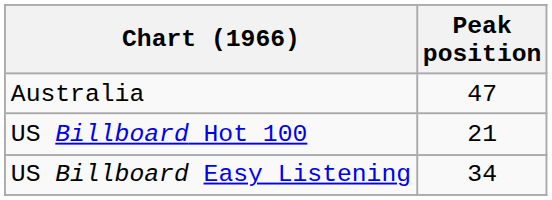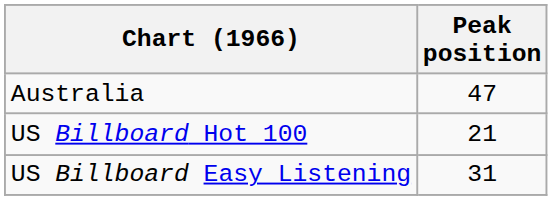(482, 174) 34 -> (482, 174) 31
